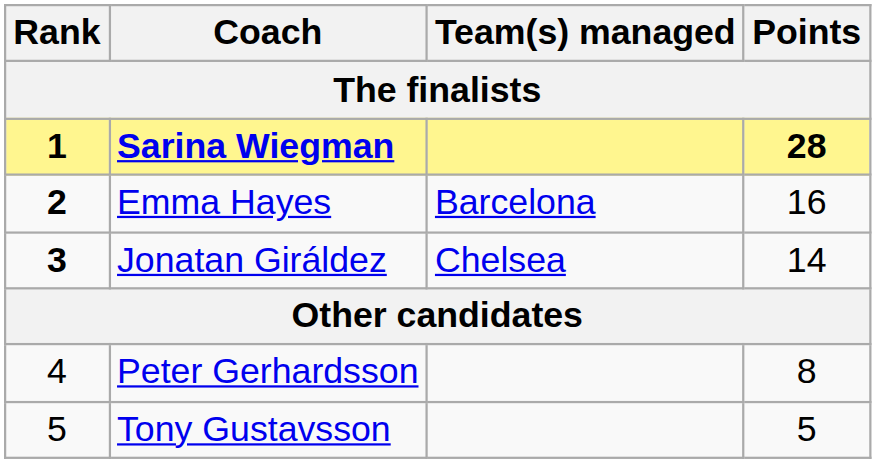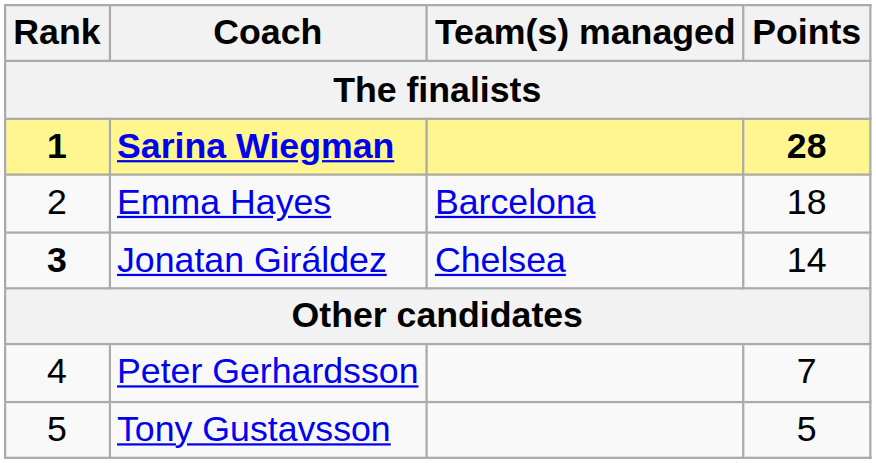(57, 202) bold -> (57, 202) normal
(807, 202) 16 -> (807, 202) 18
(807, 372) 8 -> (807, 372) 7
